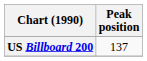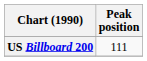(119, 46) 137 -> (119, 46) 111
